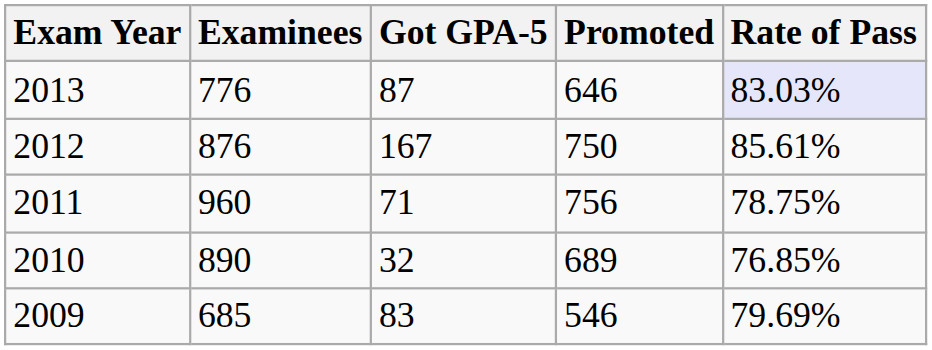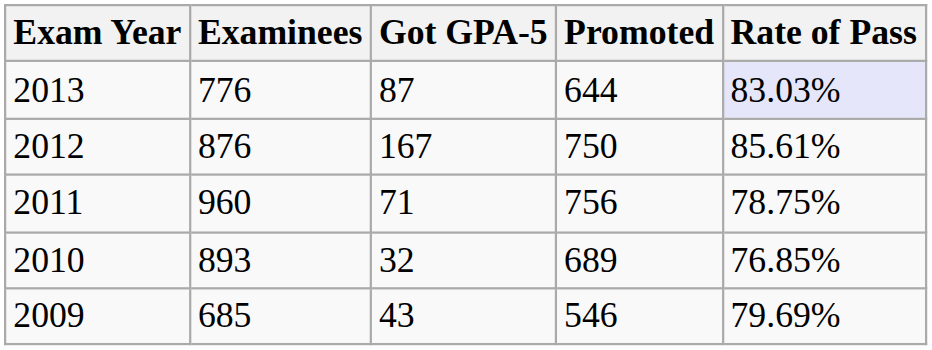(591, 89) 646 -> (591, 89) 644
(225, 259) 890 -> (225, 259) 893
(397, 315) 83 -> (397, 315) 43
